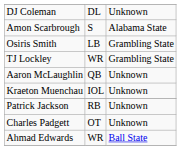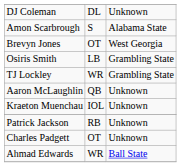+ row: (33, 43)
